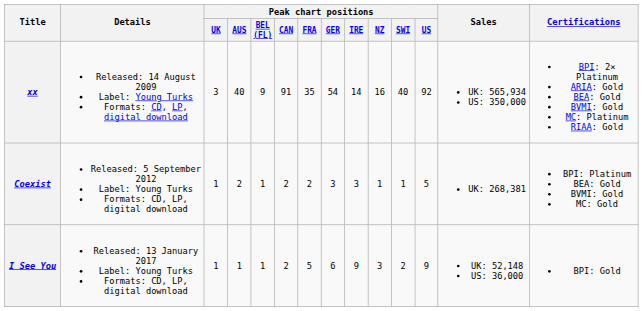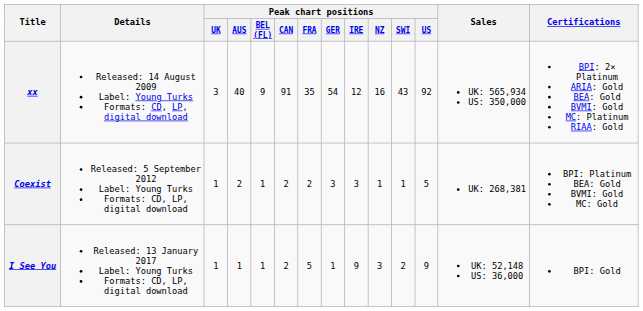(356, 92) 14 -> (356, 92) 12
(403, 92) 40 -> (403, 92) 43
(333, 266) 6 -> (333, 266) 1
